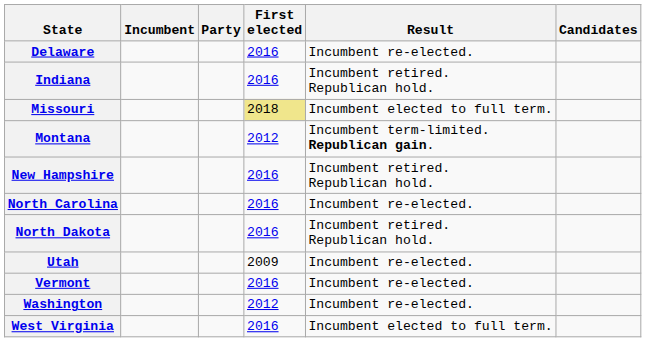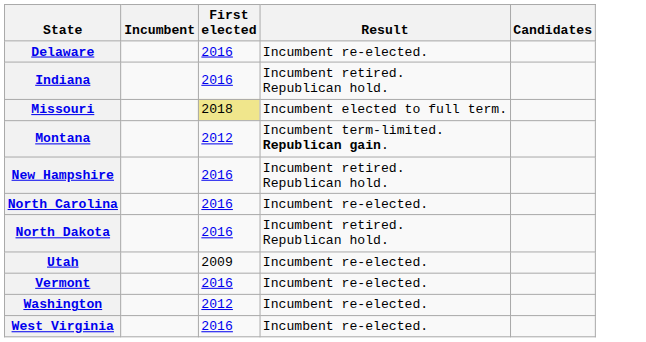- column: (221, 30)
(431, 326) Incumbent elected to full term. -> (345, 326) Incumbent re-elected.
